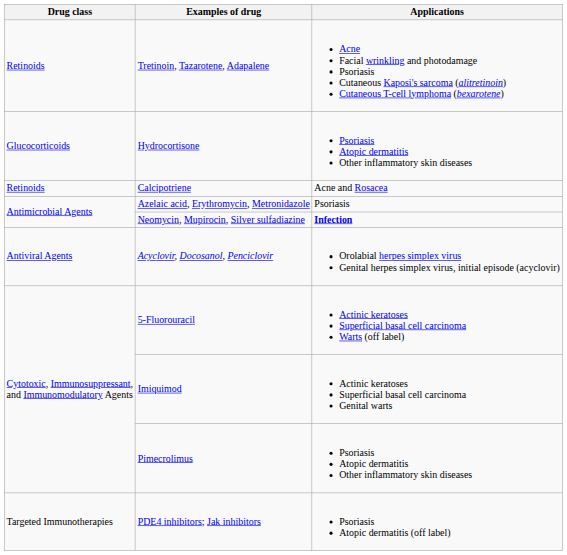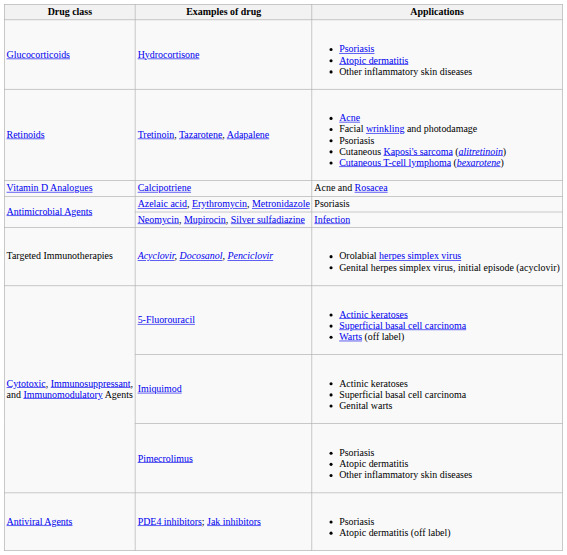rows swapped: (168, 146) <-> (203, 65)
(26, 188) Retinoids -> (50, 188) Vitamin D Analogues
(333, 219) bold -> (332, 219) normal
(40, 256) Antiviral Agents -> (60, 256) Targeted Immunotherapies
(60, 521) Targeted Immunotherapies -> (40, 521) Antiviral Agents
